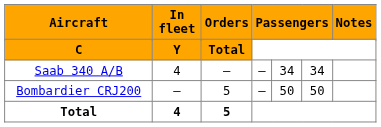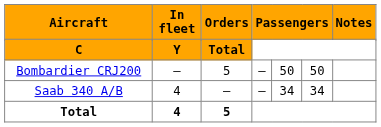rows swapped: (79, 91) <-> (79, 70)
